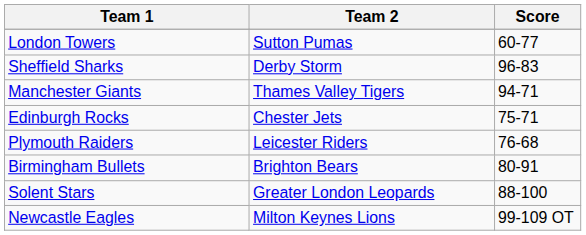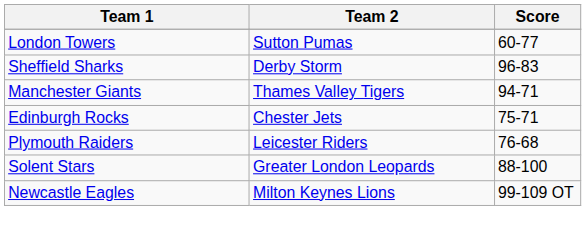- row: (76, 167)
